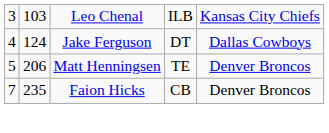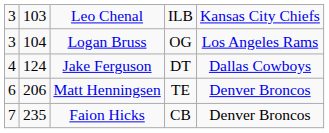+ row: (107, 41)
(12, 66) 5 -> (12, 90) 6
